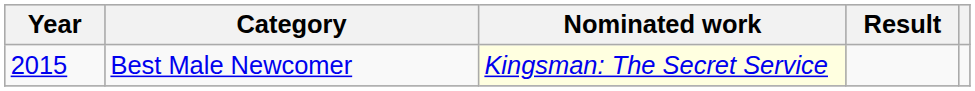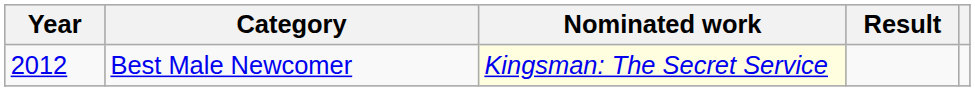(39, 65) 2015 -> (39, 65) 2012
